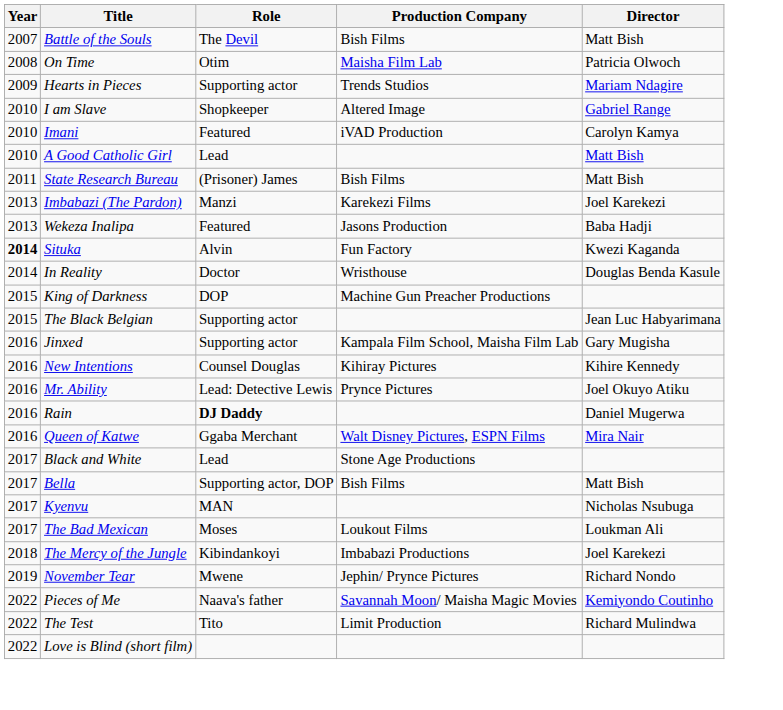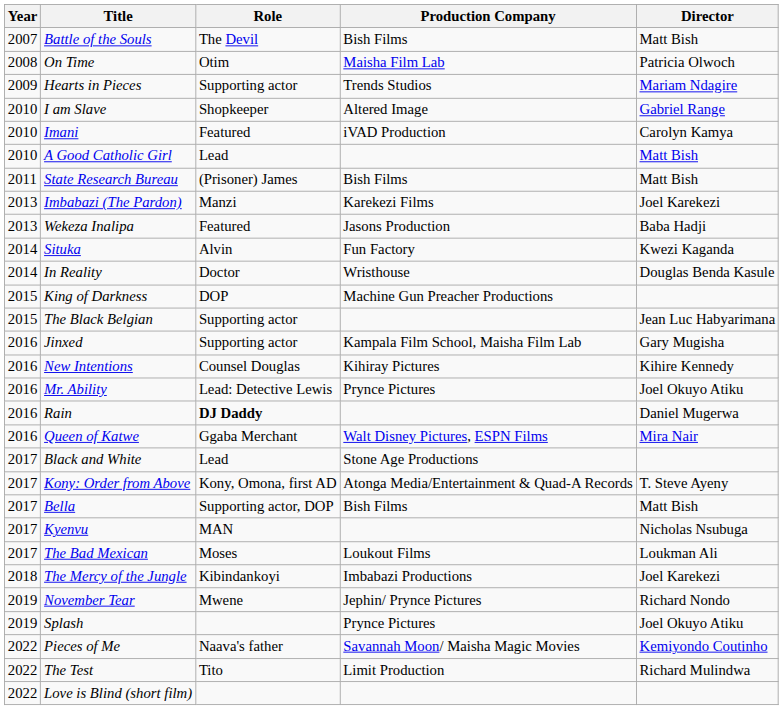(23, 249) bold -> (23, 249) normal
+ row: (117, 483)
+ row: (64, 623)
